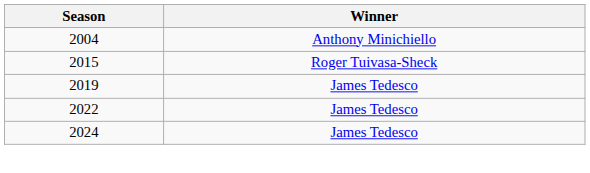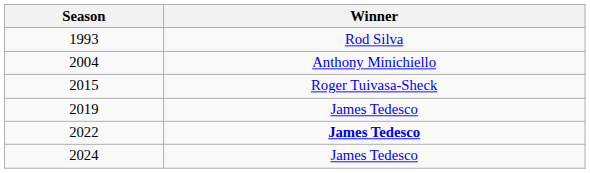+ row: (84, 39)
(374, 109) normal -> (374, 132) bold
